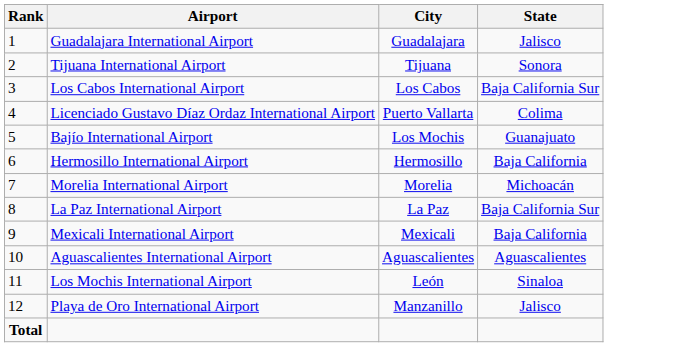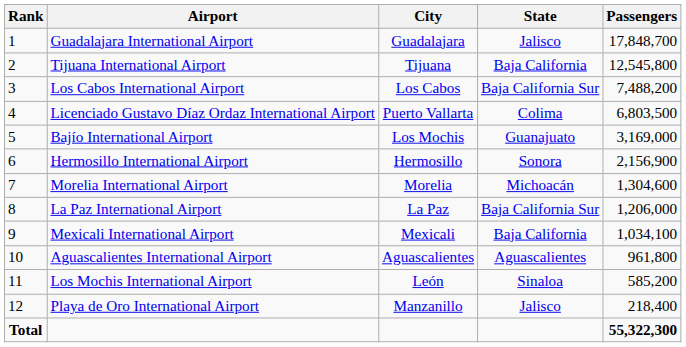+ column: (642, 16)
(540, 64) Sonora -> (540, 64) Baja California
(540, 161) Baja California -> (540, 161) Sonora
